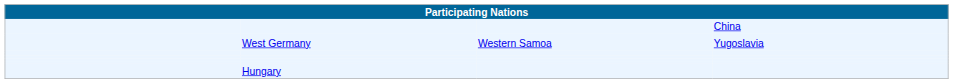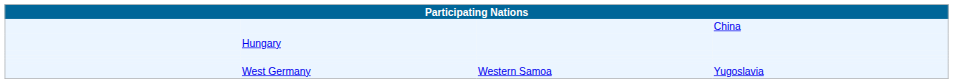rows swapped: (261, 71) <-> (276, 43)
